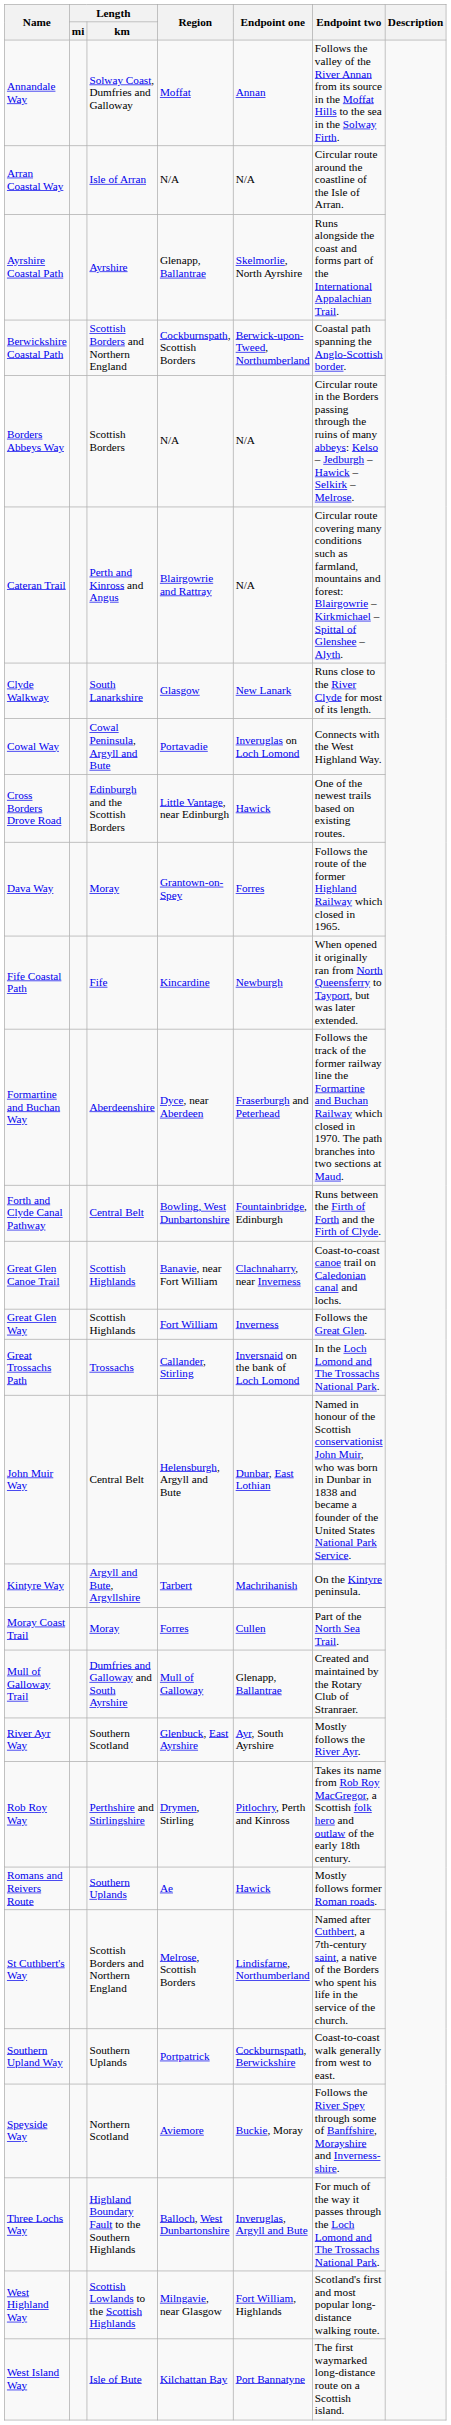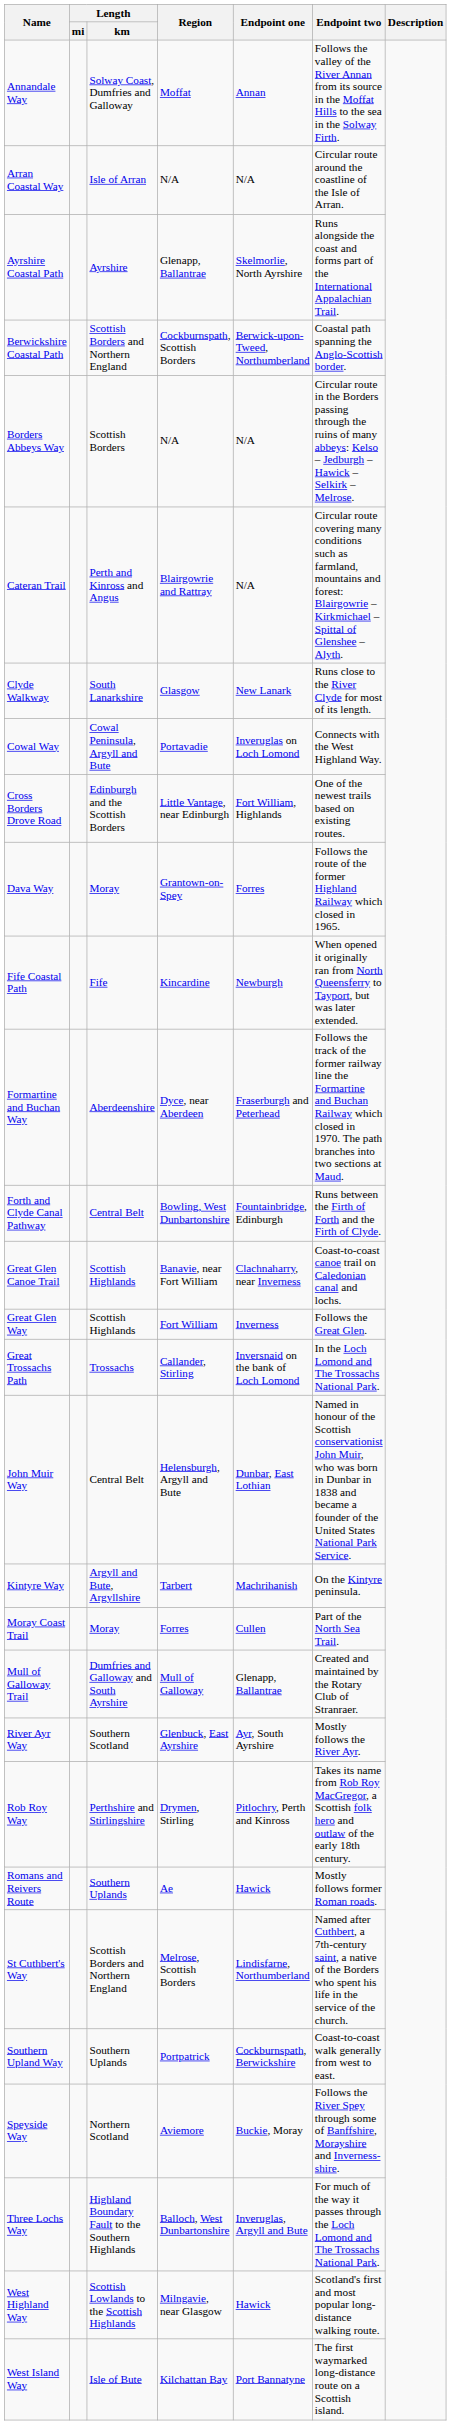(253, 808) Hawick -> (266, 808) Fort William, Highlands
(266, 2305) Fort William, Highlands -> (253, 2305) Hawick
